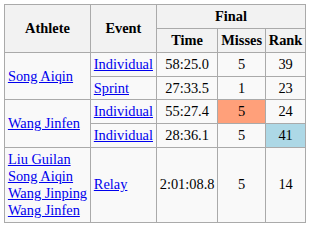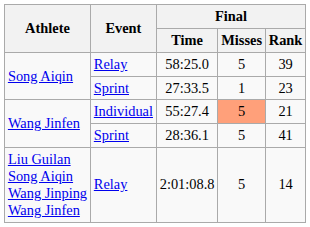(123, 64) Individual -> (111, 64) Relay
(286, 111) 24 -> (286, 111) 21
(123, 135) Individual -> (111, 135) Sprint
(286, 135) lightblue background -> (286, 135) no background
